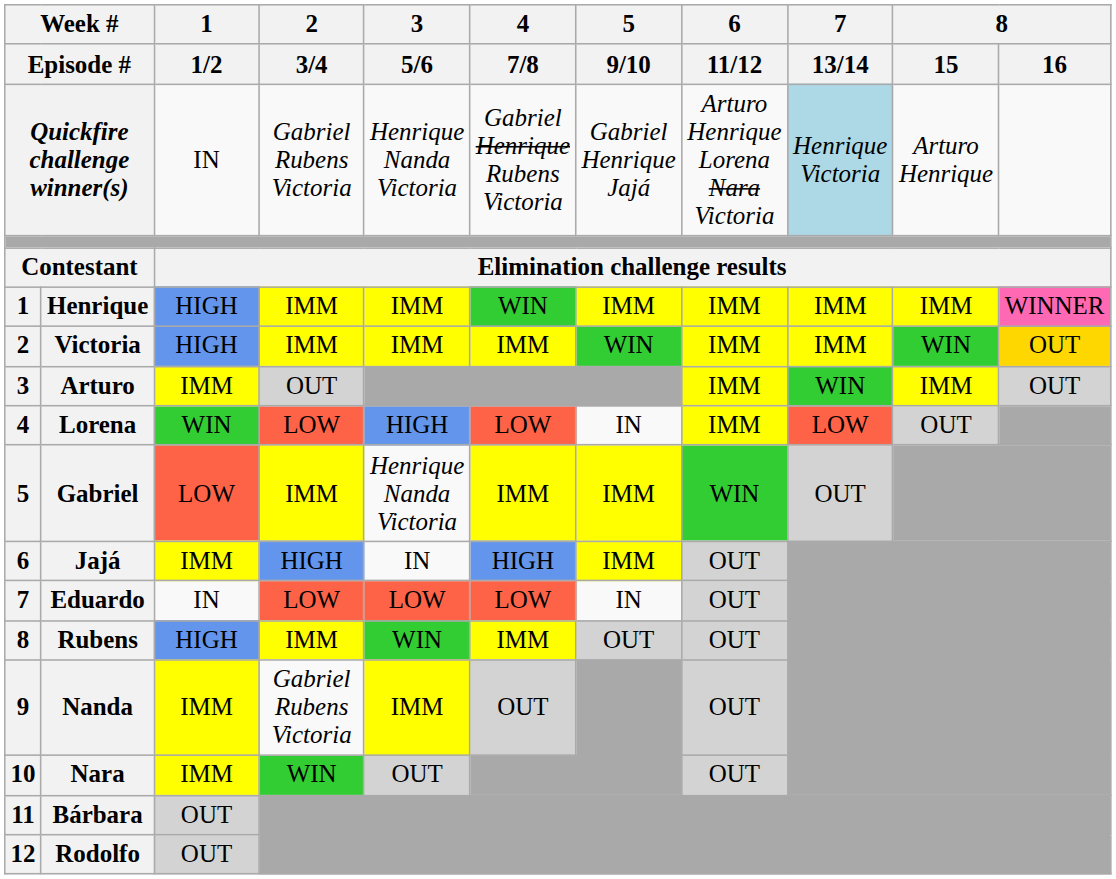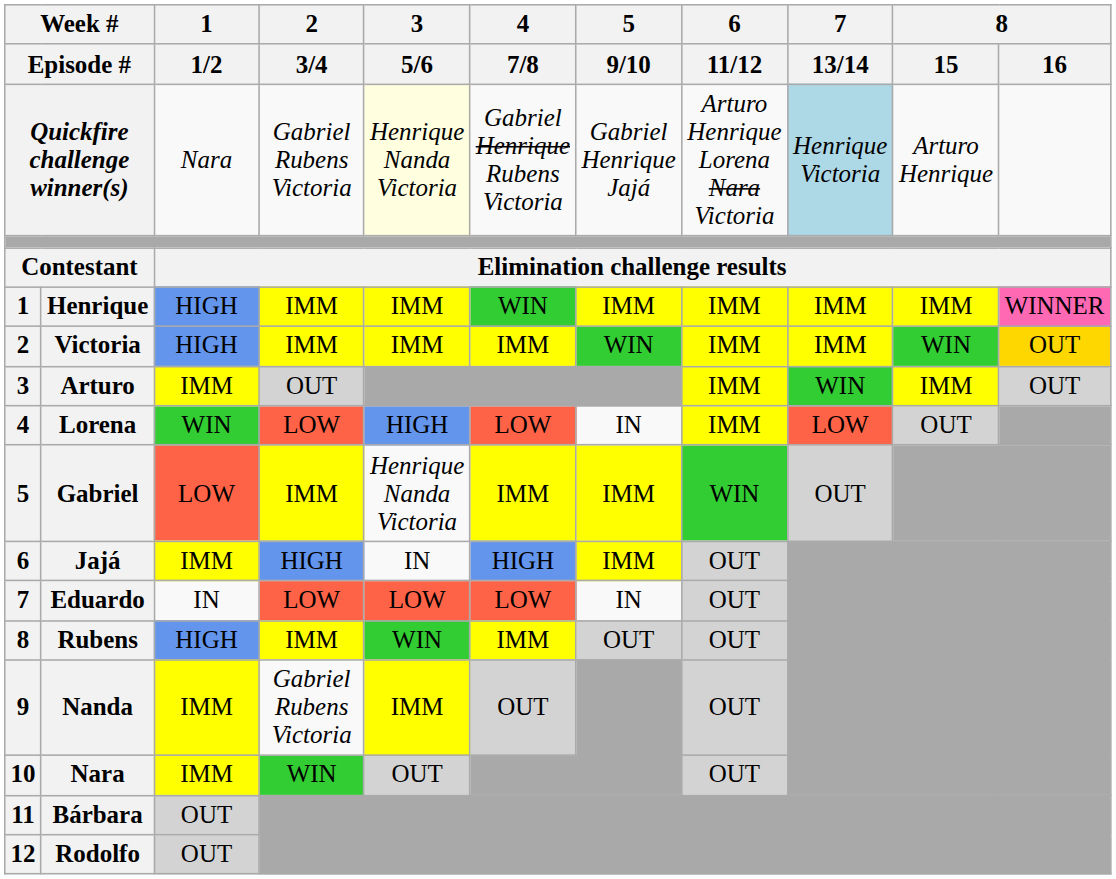(207, 159) IN -> (207, 159) Nara
(417, 159) no background -> (417, 159) lightyellow background
